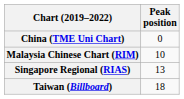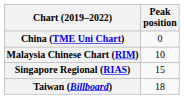(160, 70) 13 -> (160, 70) 15
